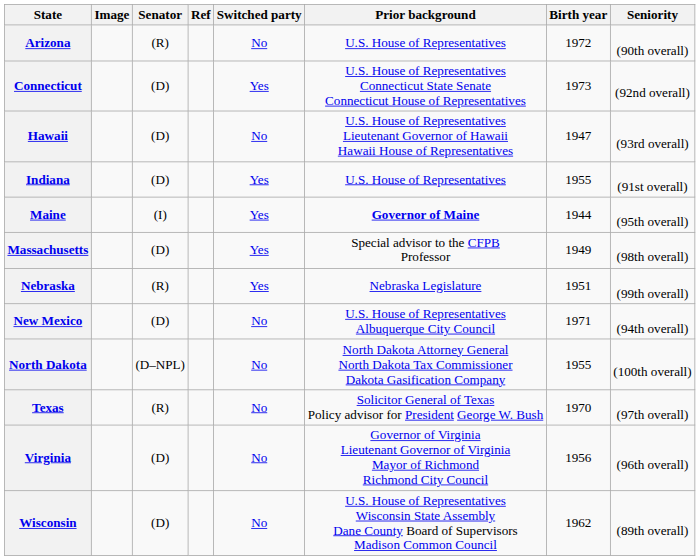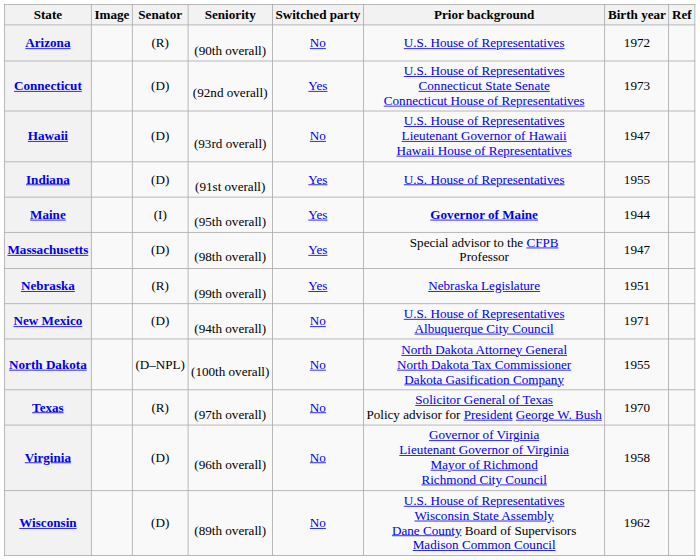columns swapped: (652, 14) <-> (201, 14)
(578, 250) 1949 -> (637, 250) 1947
(578, 457) 1956 -> (637, 457) 1958
